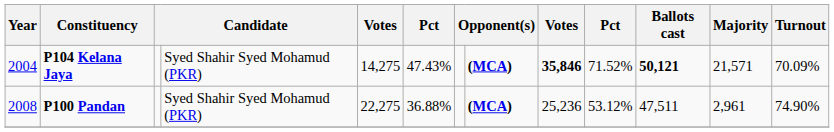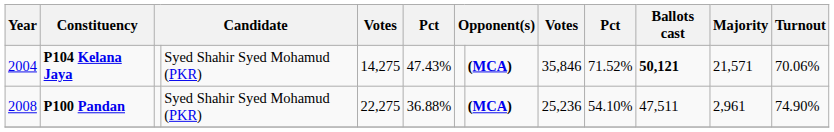(562, 65) bold -> (562, 65) normal
(797, 65) 70.09% -> (797, 65) 70.06%
(610, 106) 53.12% -> (610, 106) 54.10%
